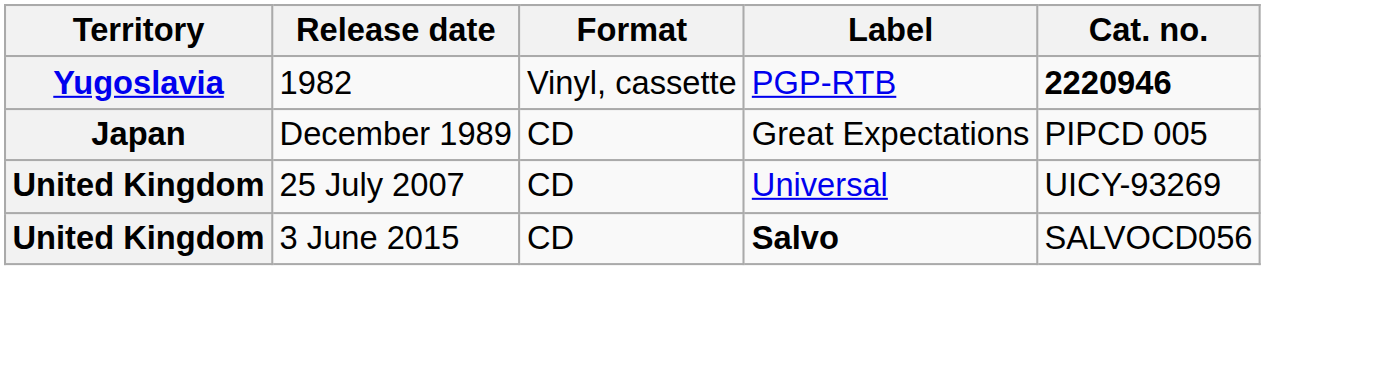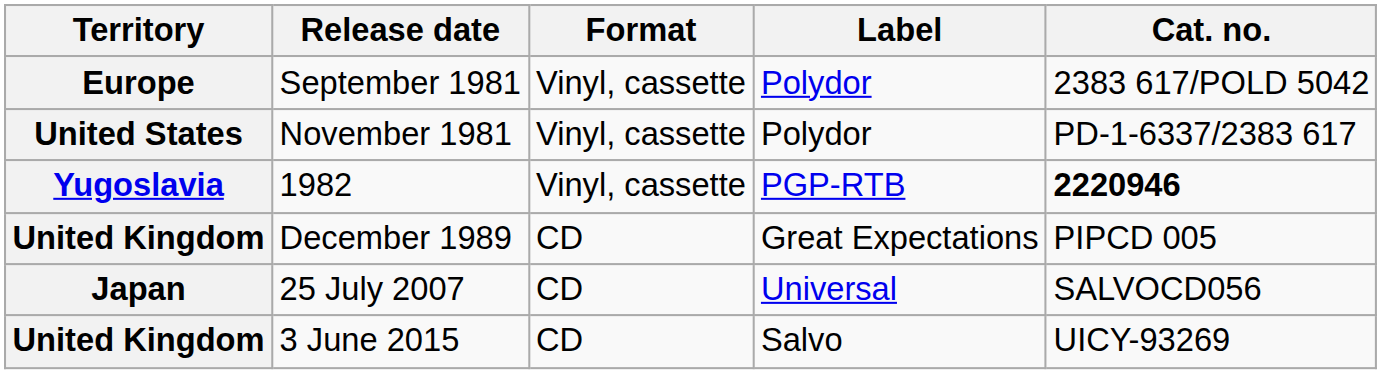+ row: (400, 82)
+ row: (396, 133)
(139, 133) Japan -> (139, 237) United Kingdom
(139, 185) United Kingdom -> (139, 289) Japan
(1133, 185) UICY-93269 -> (1158, 289) SALVOCD056
(795, 237) bold -> (802, 340) normal
(1148, 237) SALVOCD056 -> (1142, 340) UICY-93269
